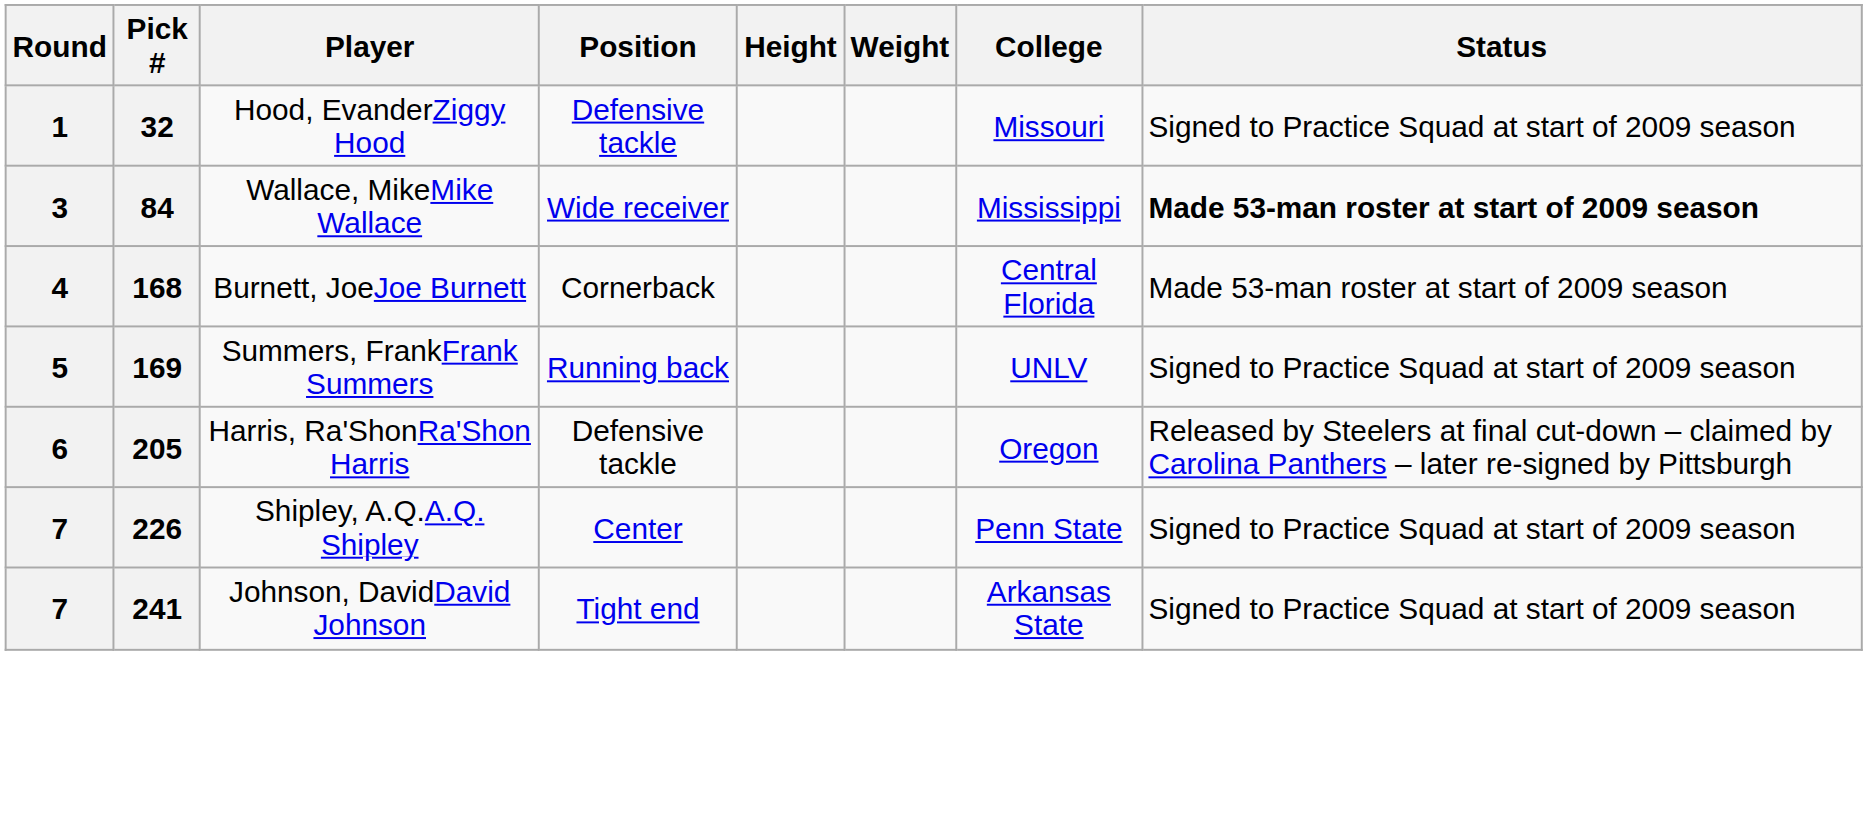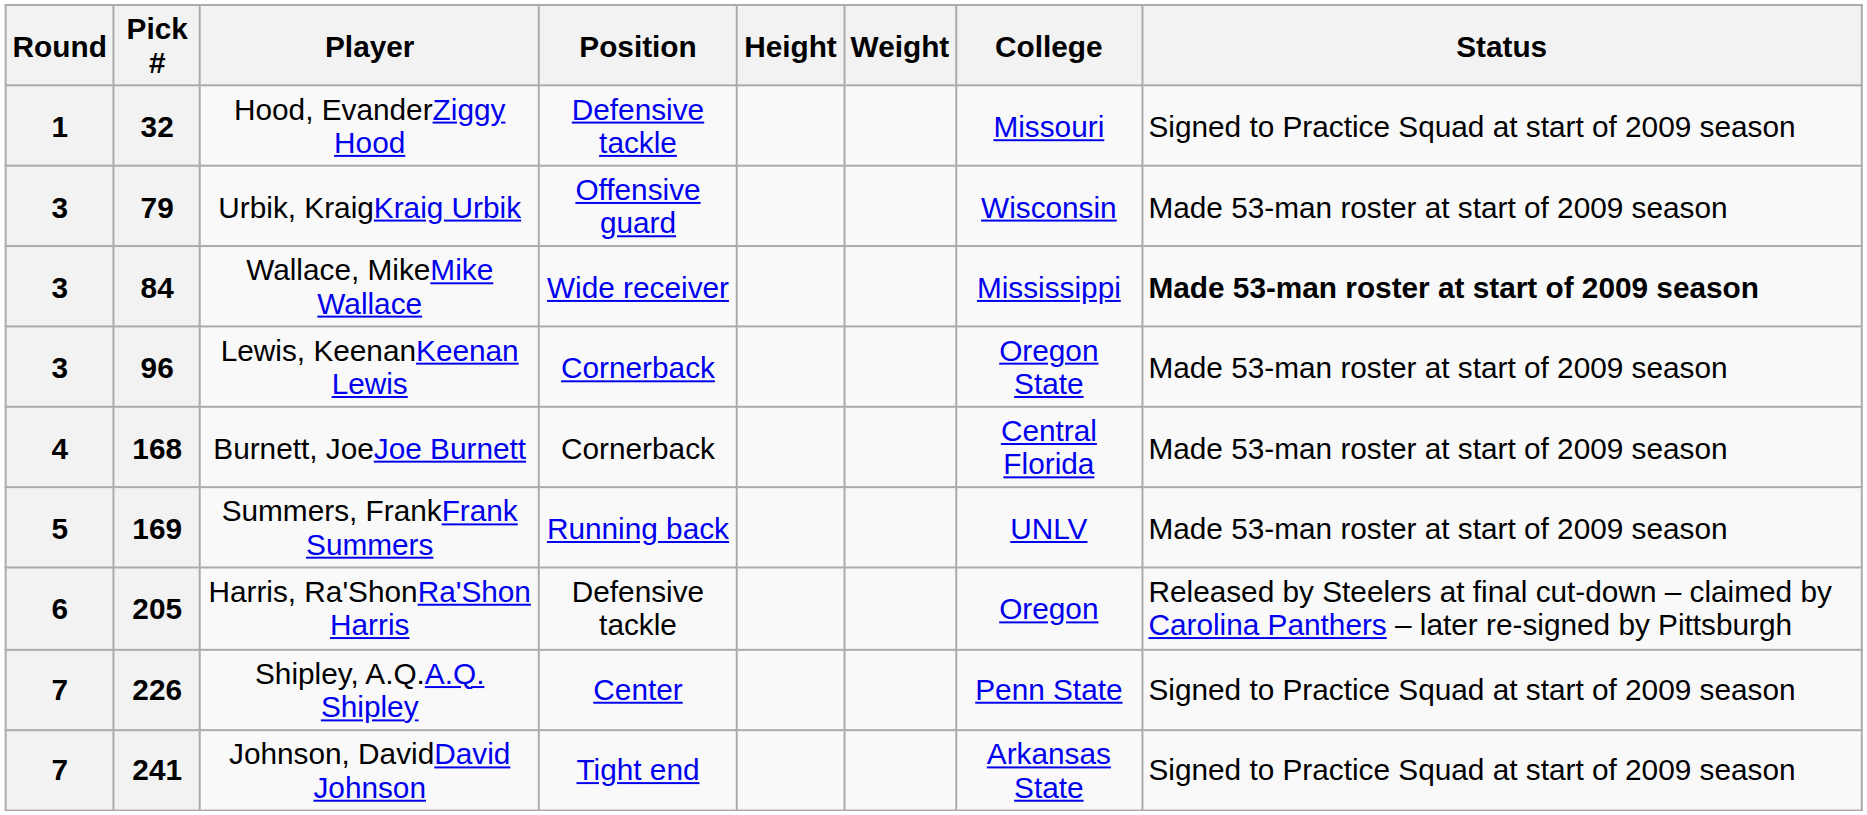+ row: (157, 206)
+ row: (157, 367)
(1472, 367) Signed to Practice Squad at start of 2009 season -> (1438, 528) Made 53-man roster at start of 2009 season
